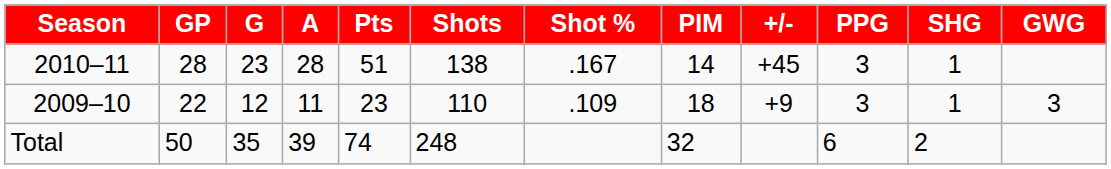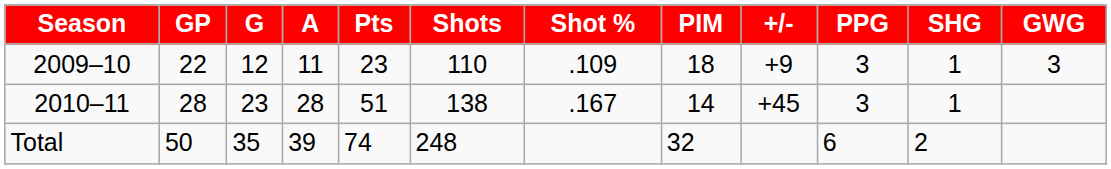rows swapped: (82, 103) <-> (82, 63)
